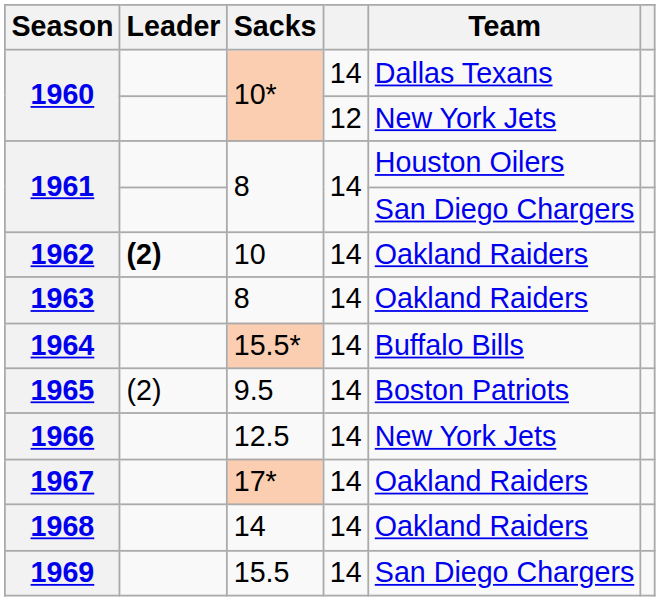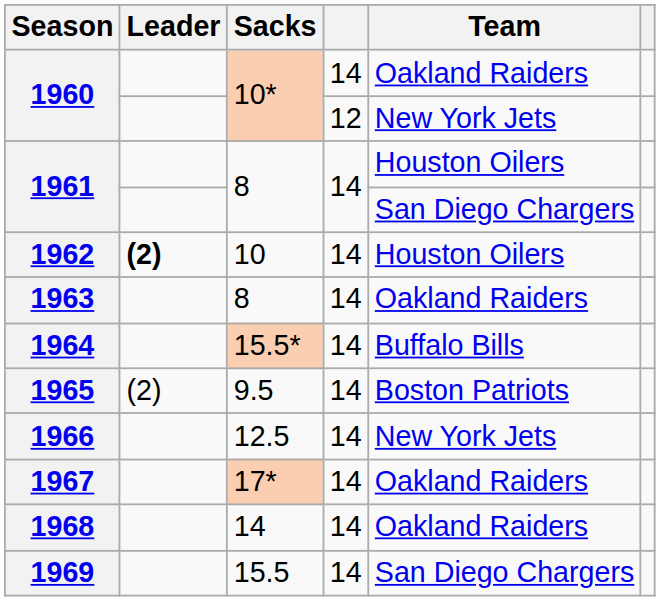(464, 72) Dallas Texans -> (481, 72) Oakland Raiders
(481, 254) Oakland Raiders -> (469, 254) Houston Oilers
